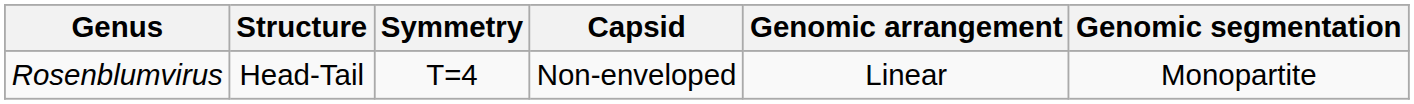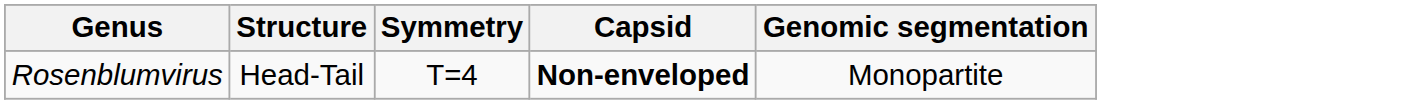- column: (906, 27)
(637, 74) normal -> (643, 74) bold
